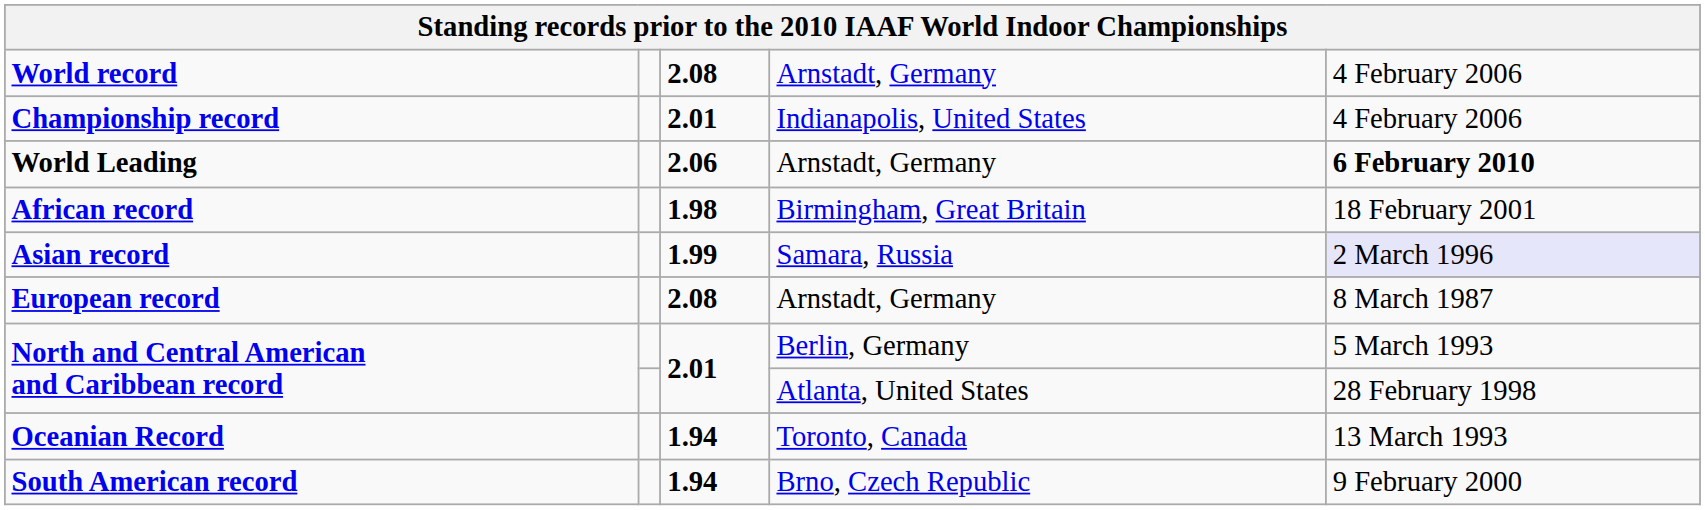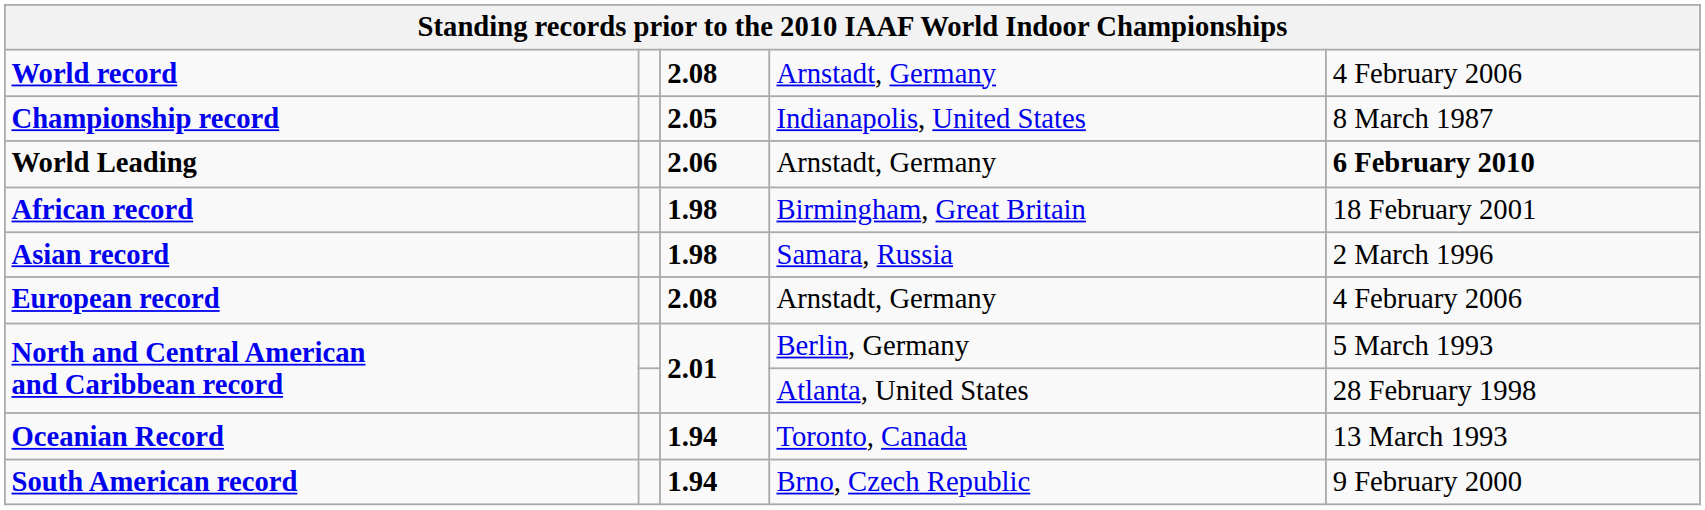(692, 118) 2.01 -> (692, 118) 2.05
(1427, 118) 4 February 2006 -> (1413, 118) 8 March 1987
(692, 254) 1.99 -> (692, 254) 1.98
(1413, 254) lavender background -> (1413, 254) no background
(1413, 299) 8 March 1987 -> (1427, 299) 4 February 2006
